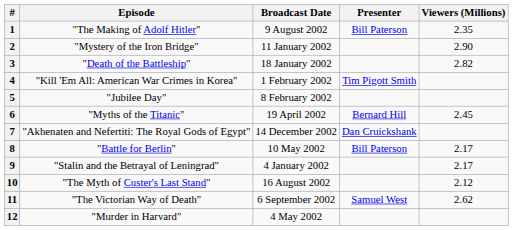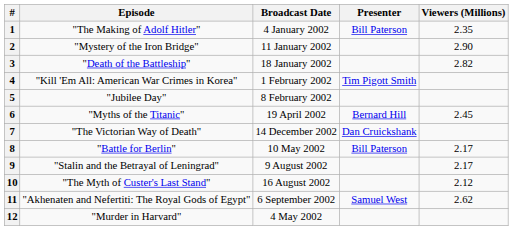(296, 30) 9 August 2002 -> (296, 30) 4 January 2002
(136, 132) "Akhenaten and Nefertiti: The Royal Gods of Egypt" -> (136, 132) "The Victorian Way of Death"
(296, 166) 4 January 2002 -> (296, 166) 9 August 2002
(136, 200) "The Victorian Way of Death" -> (136, 200) "Akhenaten and Nefertiti: The Royal Gods of Egypt"
